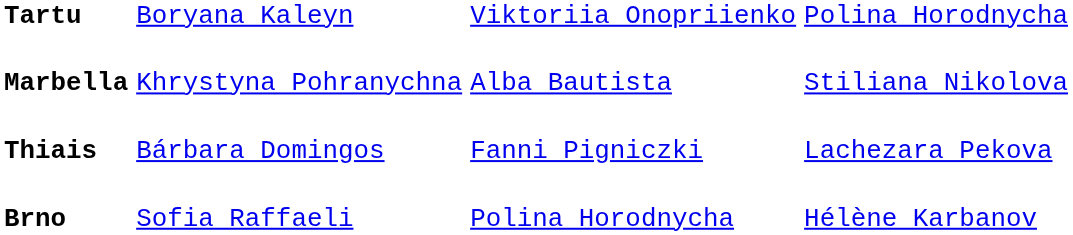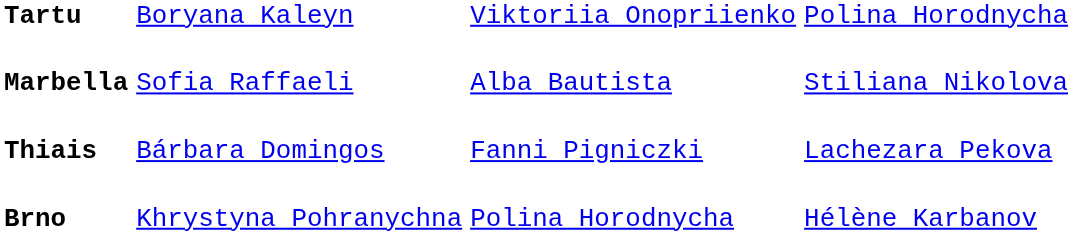(299, 82) Khrystyna Pohranychna -> (245, 82) Sofia Raffaeli
(245, 218) Sofia Raffaeli -> (299, 218) Khrystyna Pohranychna
